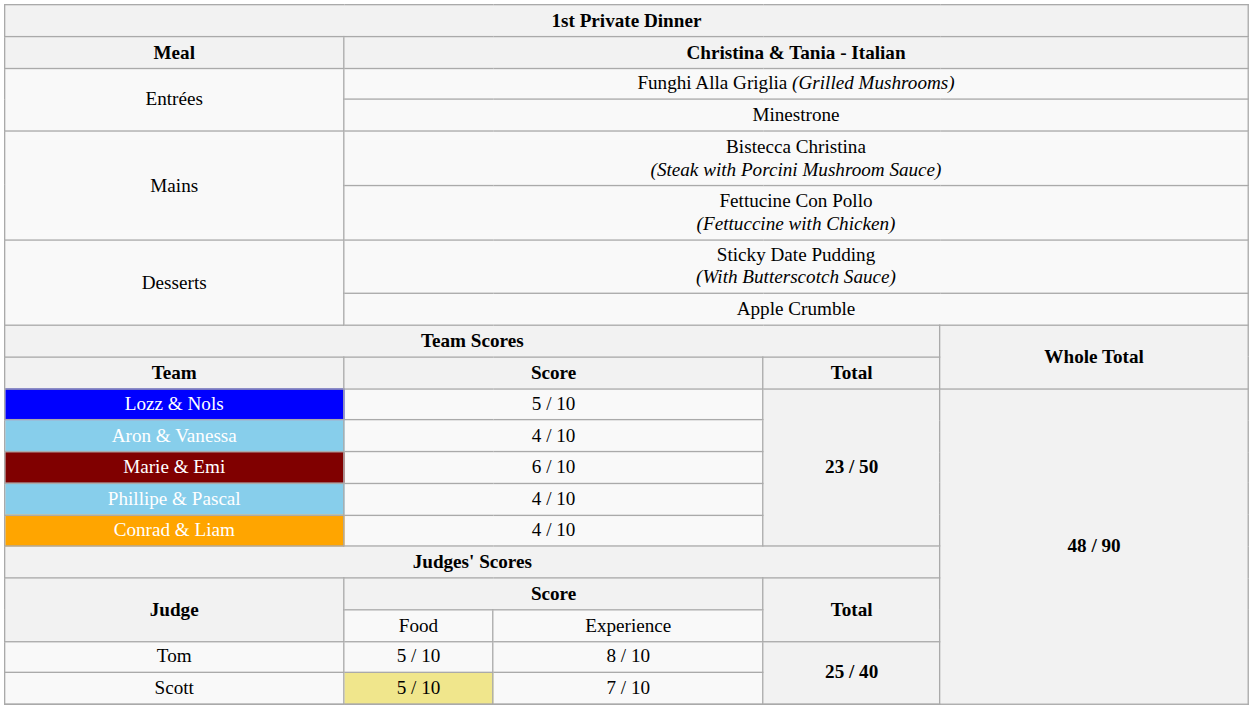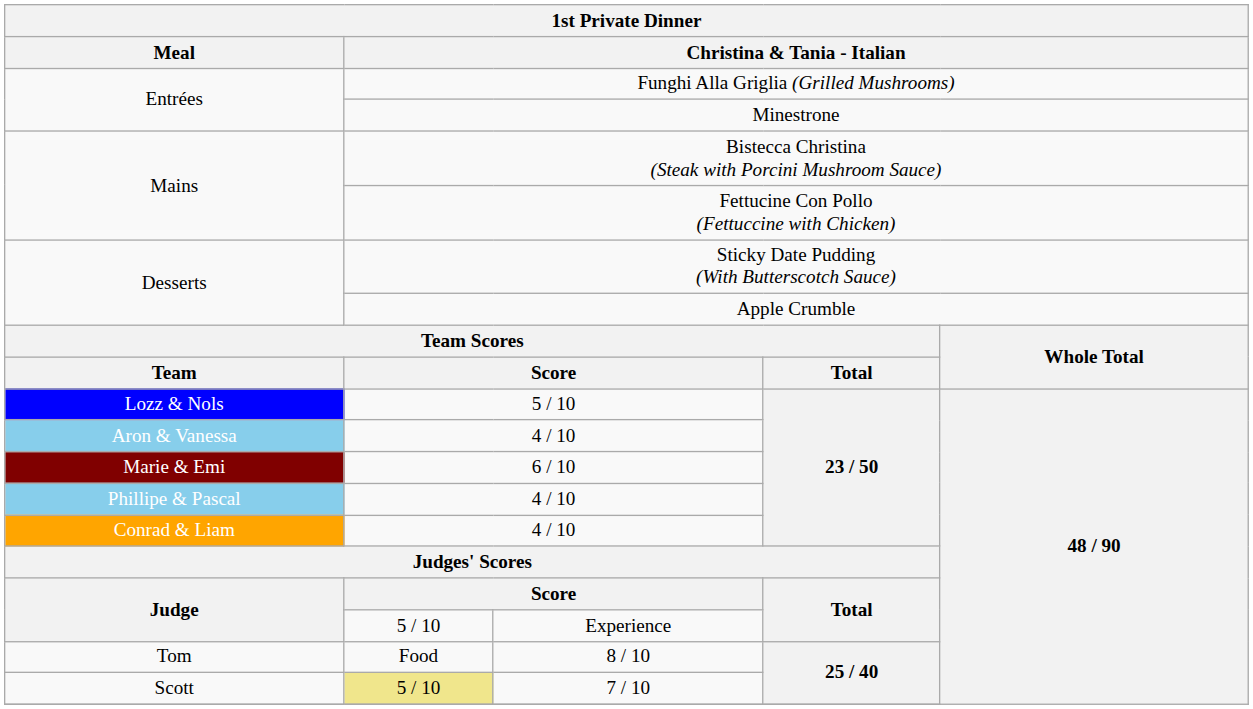(419, 625) Food -> (419, 625) 5 / 10
(419, 657) 5 / 10 -> (419, 657) Food
